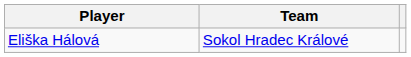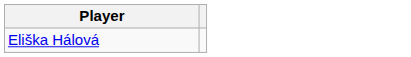- column: (299, 16)
